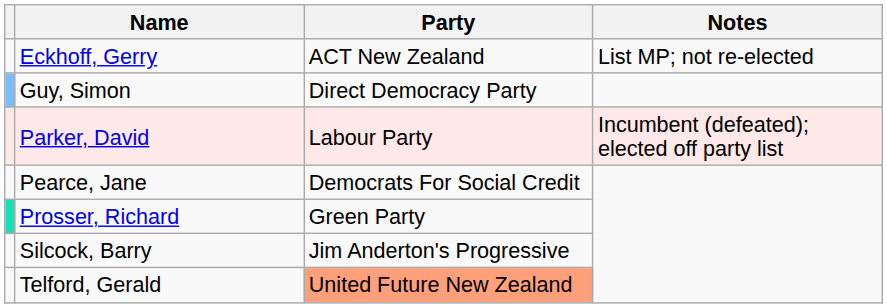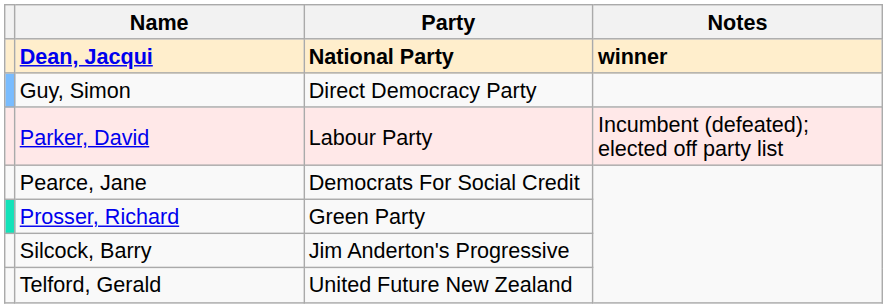+ row: (86, 56)
- row: (88, 56)
(441, 285) lightsalmon background -> (441, 285) no background
